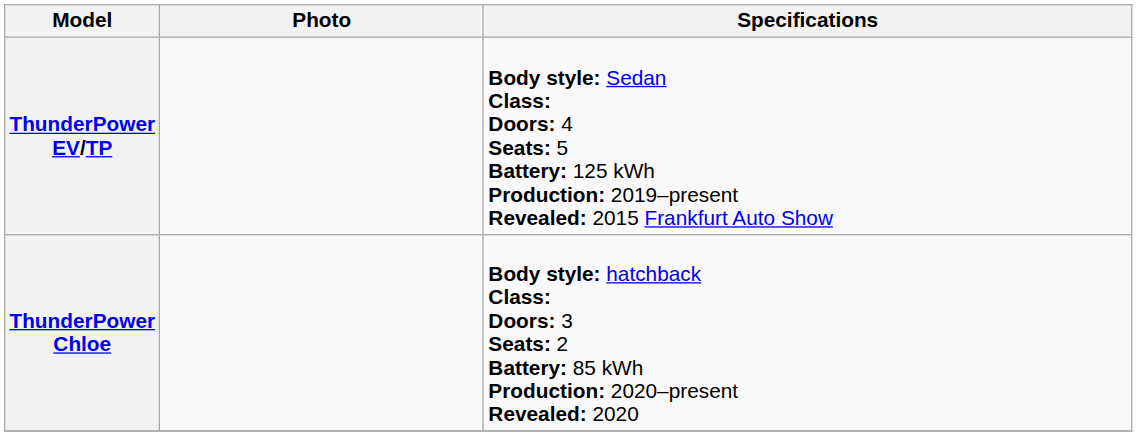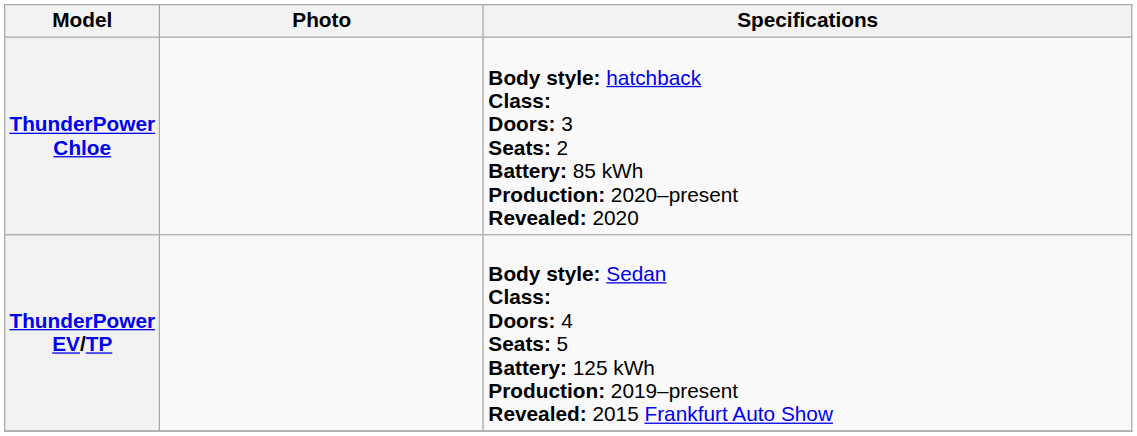rows swapped: (82, 135) <-> (82, 332)
